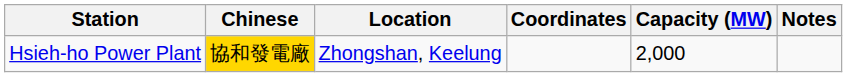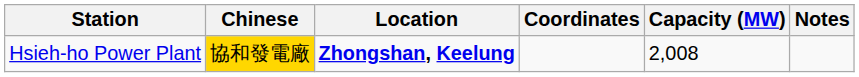(410, 53) normal -> (417, 53) bold
(661, 53) 2,000 -> (674, 53) 2,008
